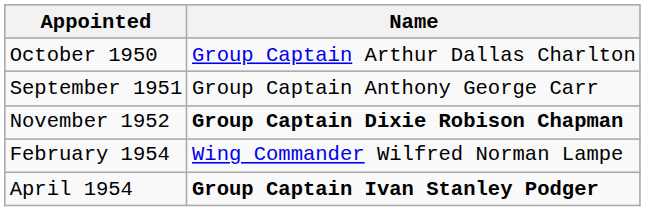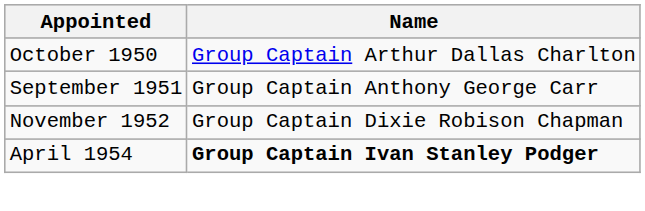(408, 122) bold -> (408, 122) normal
- row: (90, 155)
